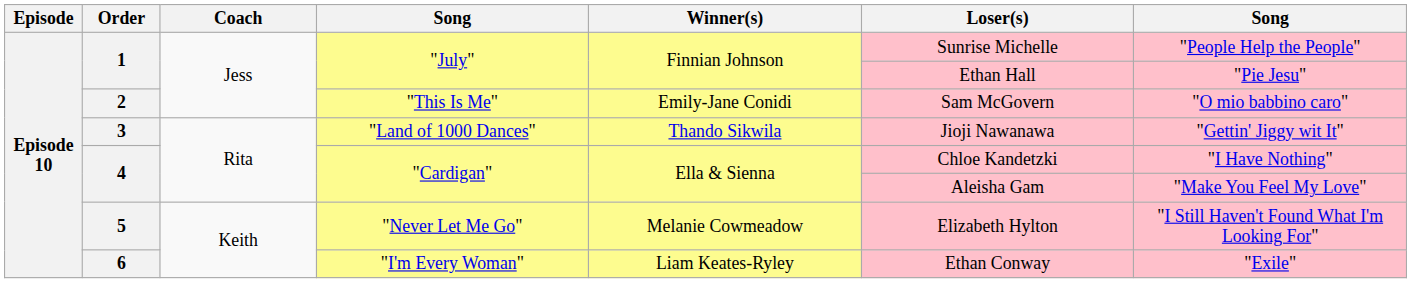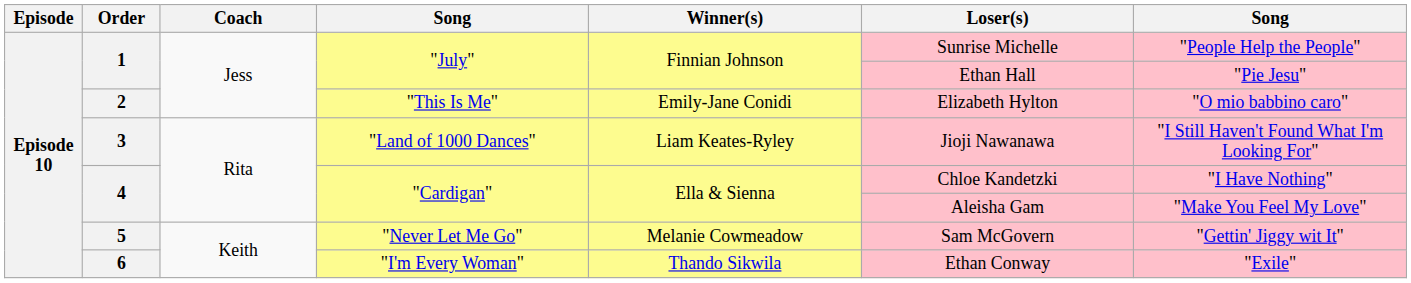(998, 103) Sam McGovern -> (998, 103) Elizabeth Hylton
(725, 131) Thando Sikwila -> (725, 141) Liam Keates-Ryley
(1270, 131) "Gettin' Jiggy wit It" -> (1270, 141) "I Still Haven't Found What I'm Looking For"
(998, 225) Elizabeth Hylton -> (998, 235) Sam McGovern
(1270, 225) "I Still Haven't Found What I'm Looking For" -> (1270, 235) "Gettin' Jiggy wit It"
(725, 263) Liam Keates-Ryley -> (725, 263) Thando Sikwila
